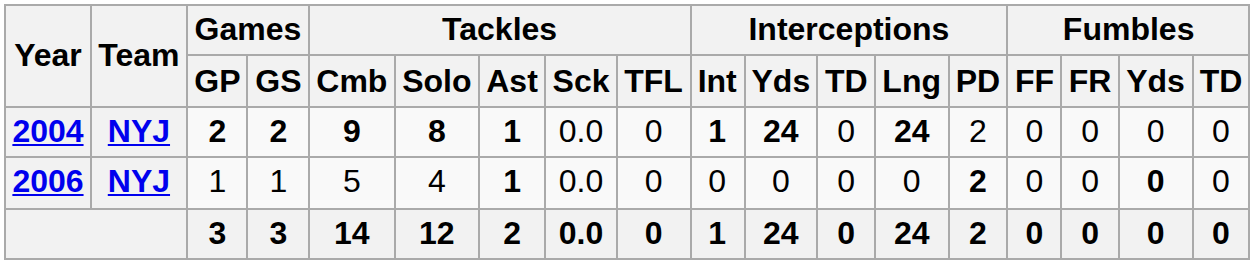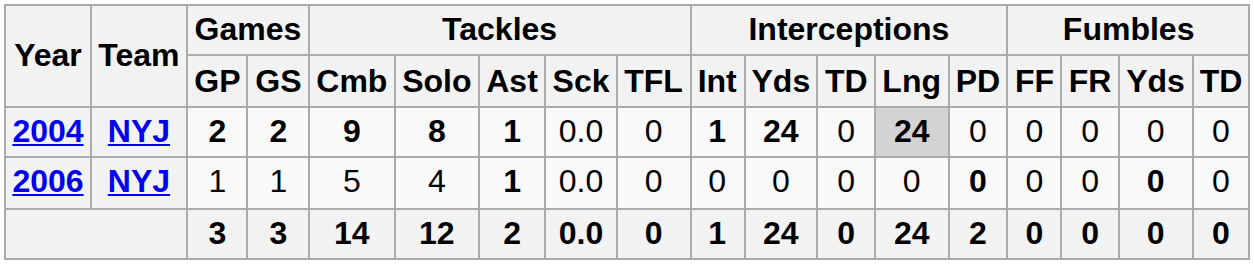(912, 131) no background -> (912, 131) lightgrey background
(978, 131) 2 -> (978, 131) 0
(978, 182) 2 -> (978, 182) 0
